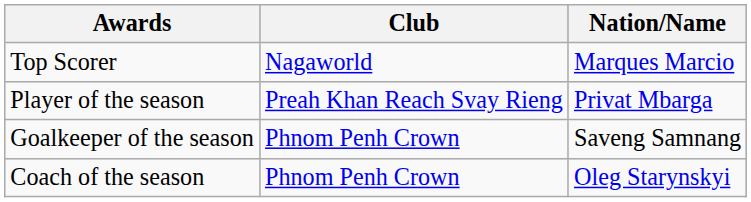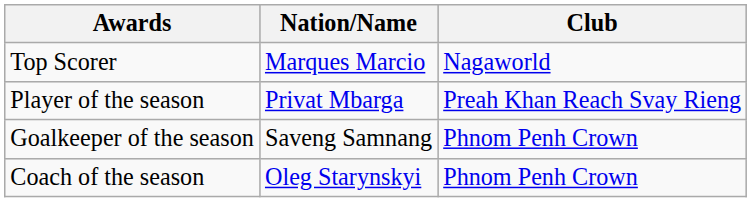columns swapped: (658, 23) <-> (414, 23)
